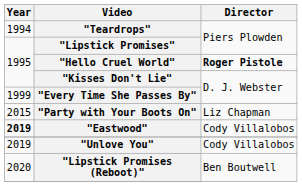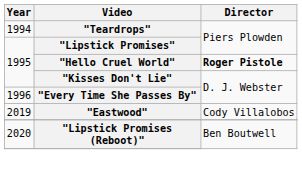(19, 95) 1999 -> (19, 95) 1996
- row: (117, 112)
(19, 128) bold -> (19, 112) normal
- row: (117, 145)
